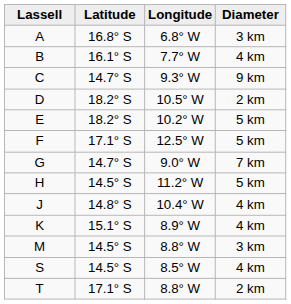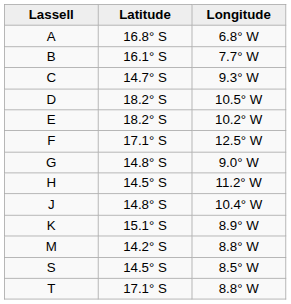- column: (250, 15)
(110, 162) 14.7° S -> (145, 162) 14.8° S
(110, 246) 14.5° S -> (145, 246) 14.2° S
